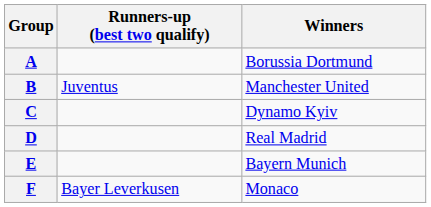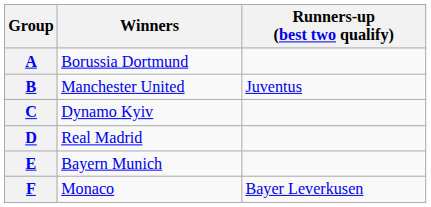columns swapped: (334, 26) <-> (150, 26)
